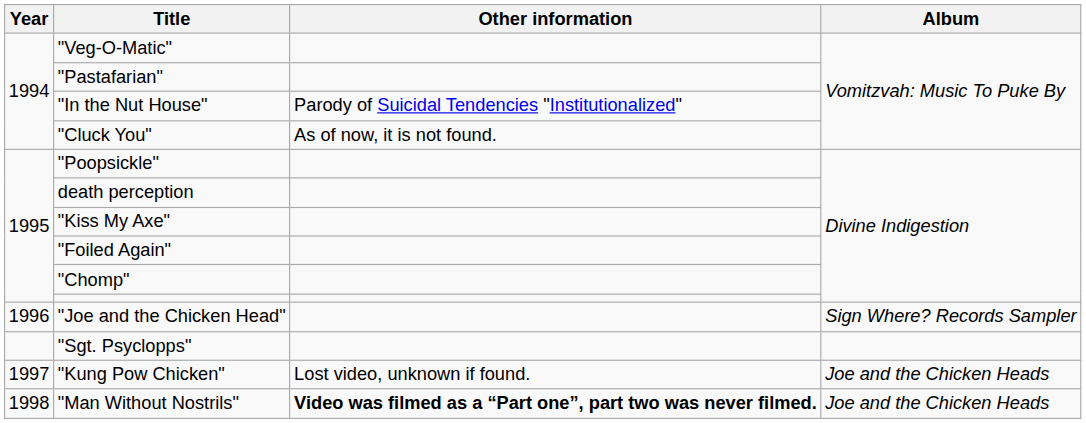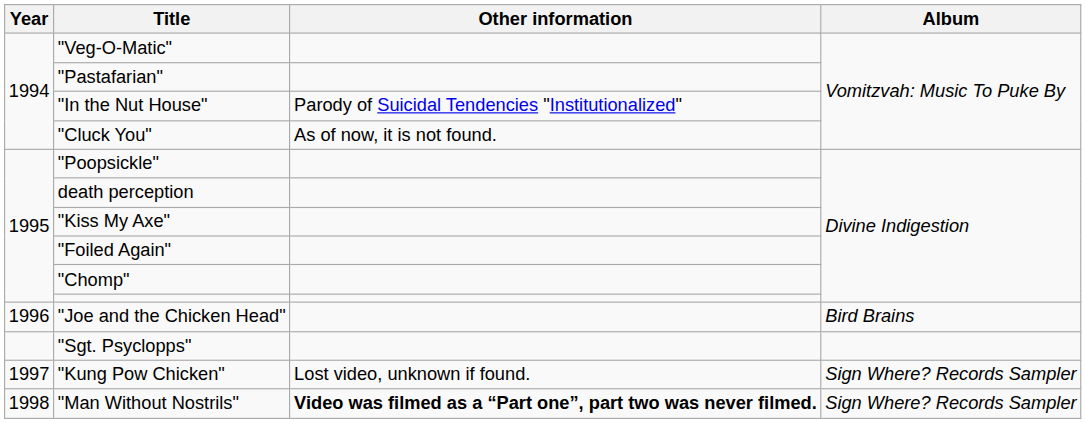(951, 316) Sign Where? Records Sampler -> (870, 316) Bird Brains
(937, 374) Joe and the Chicken Heads -> (951, 374) Sign Where? Records Sampler
(937, 403) Joe and the Chicken Heads -> (951, 403) Sign Where? Records Sampler
